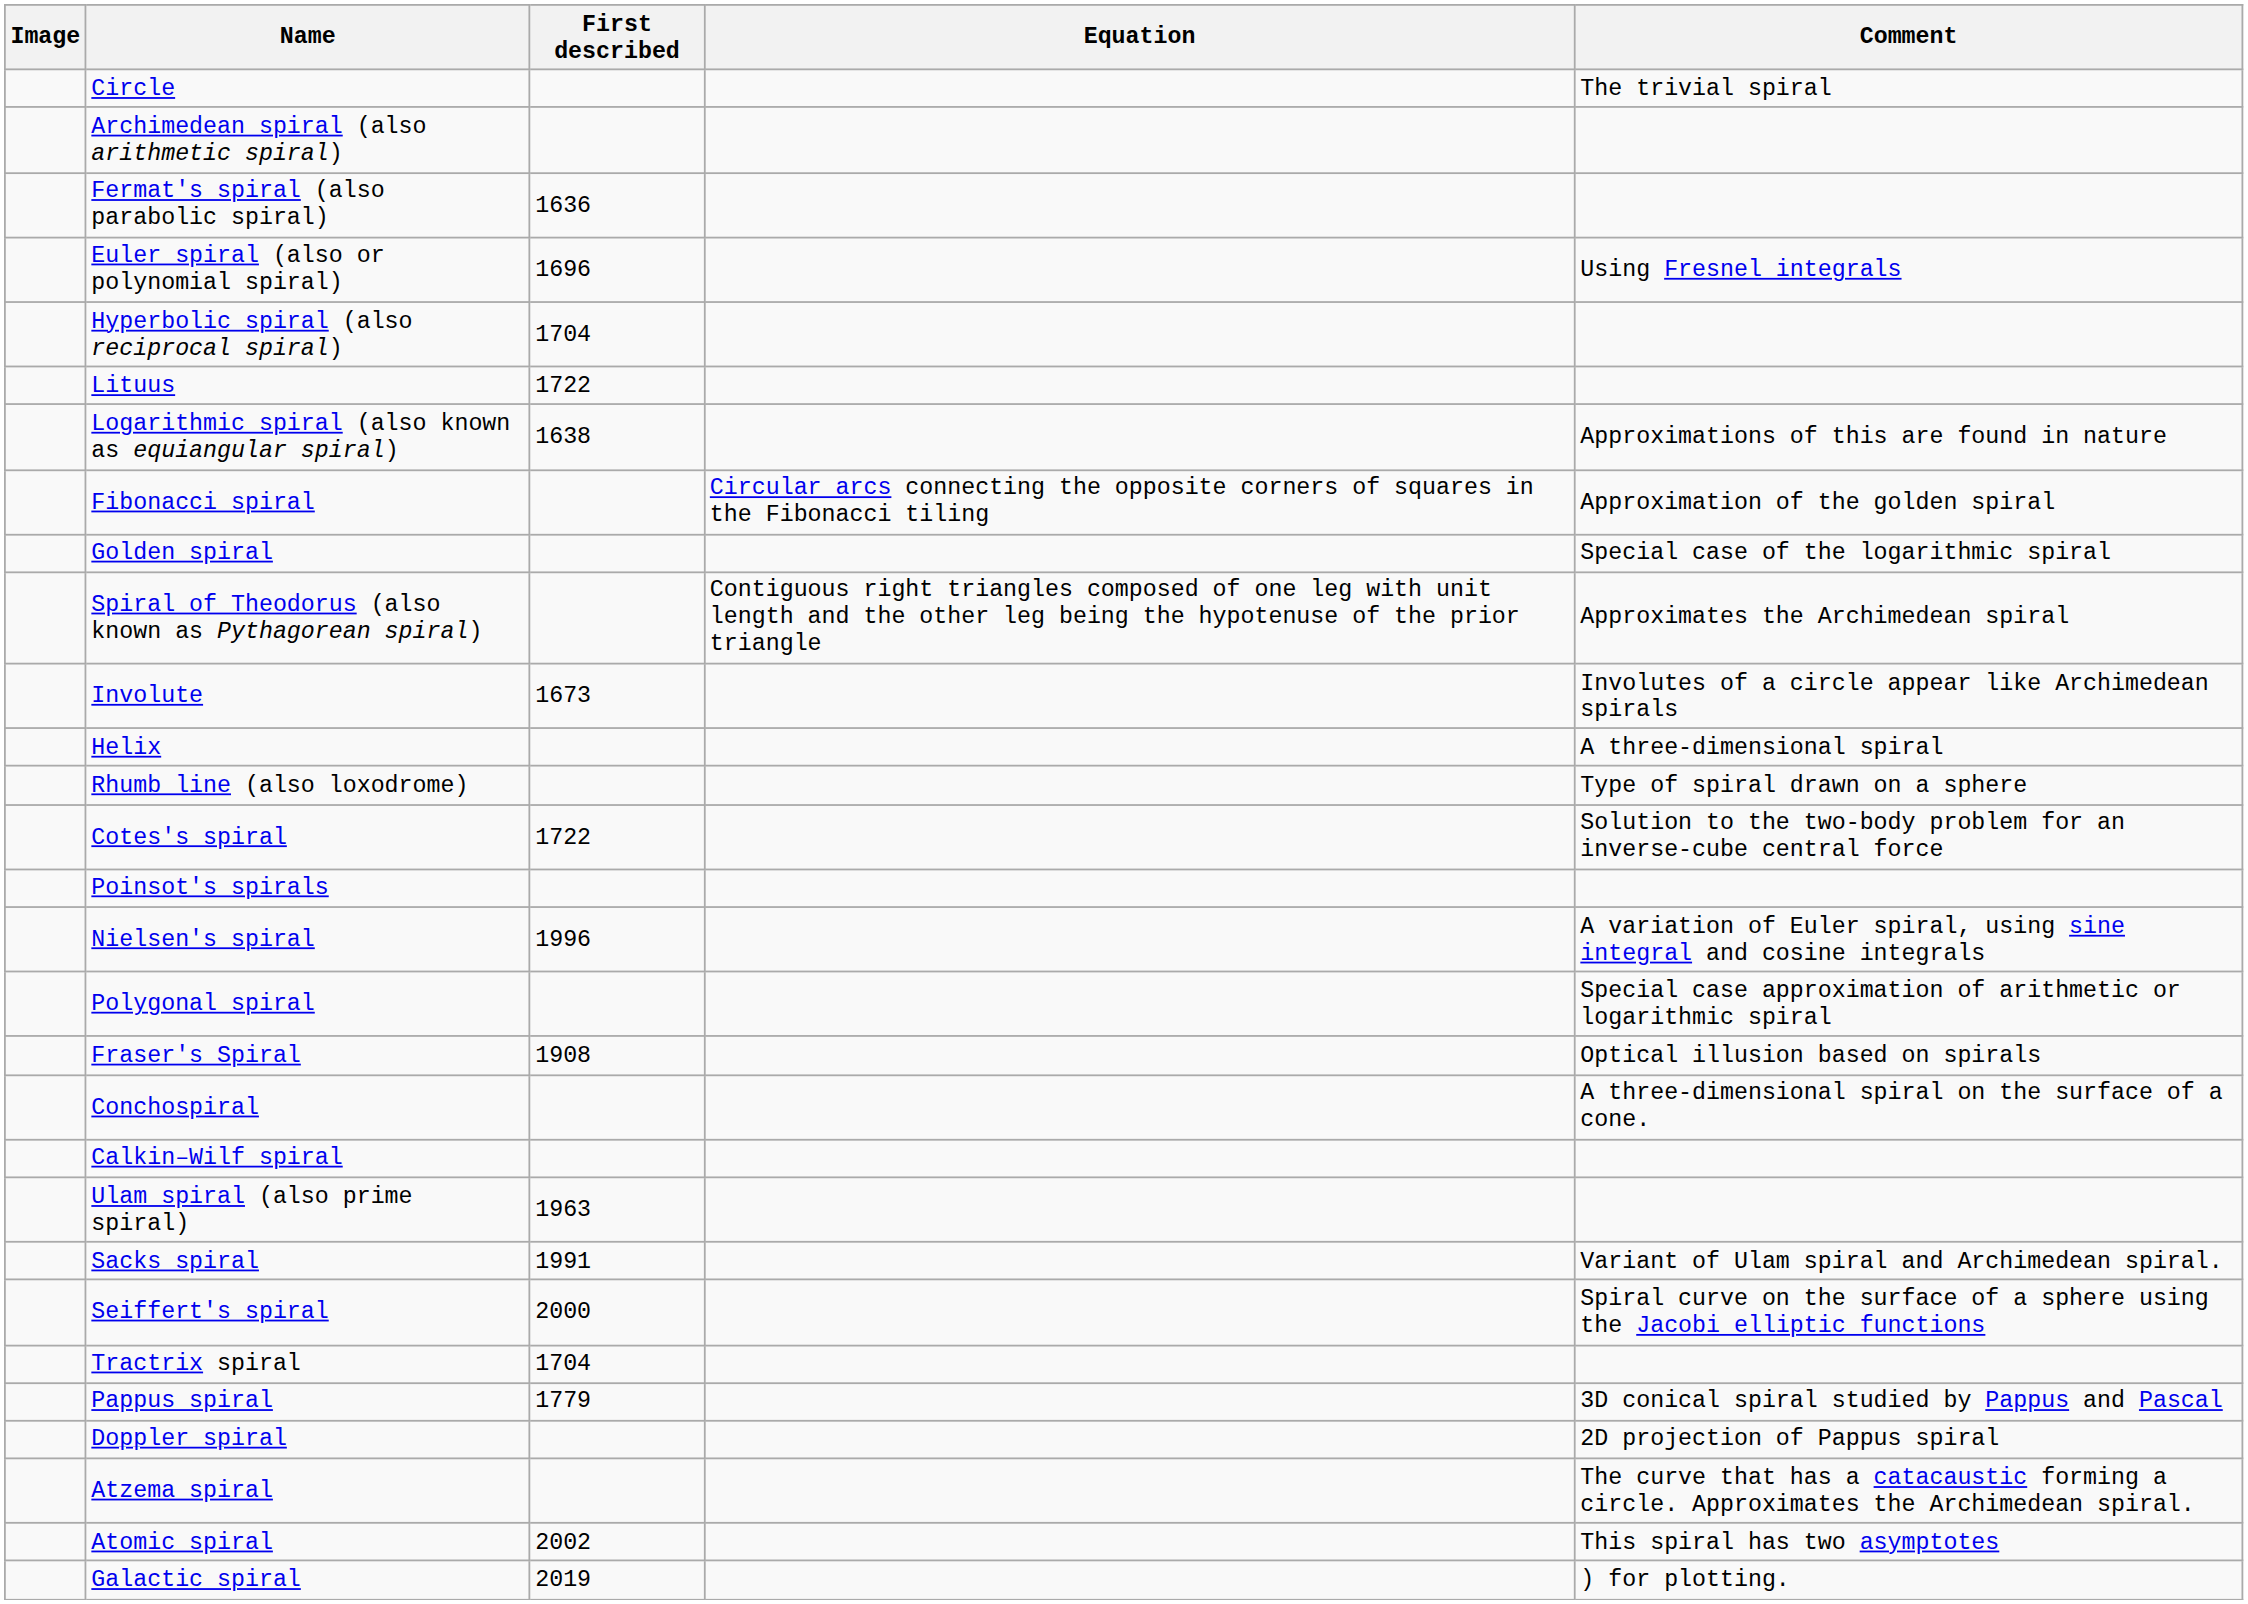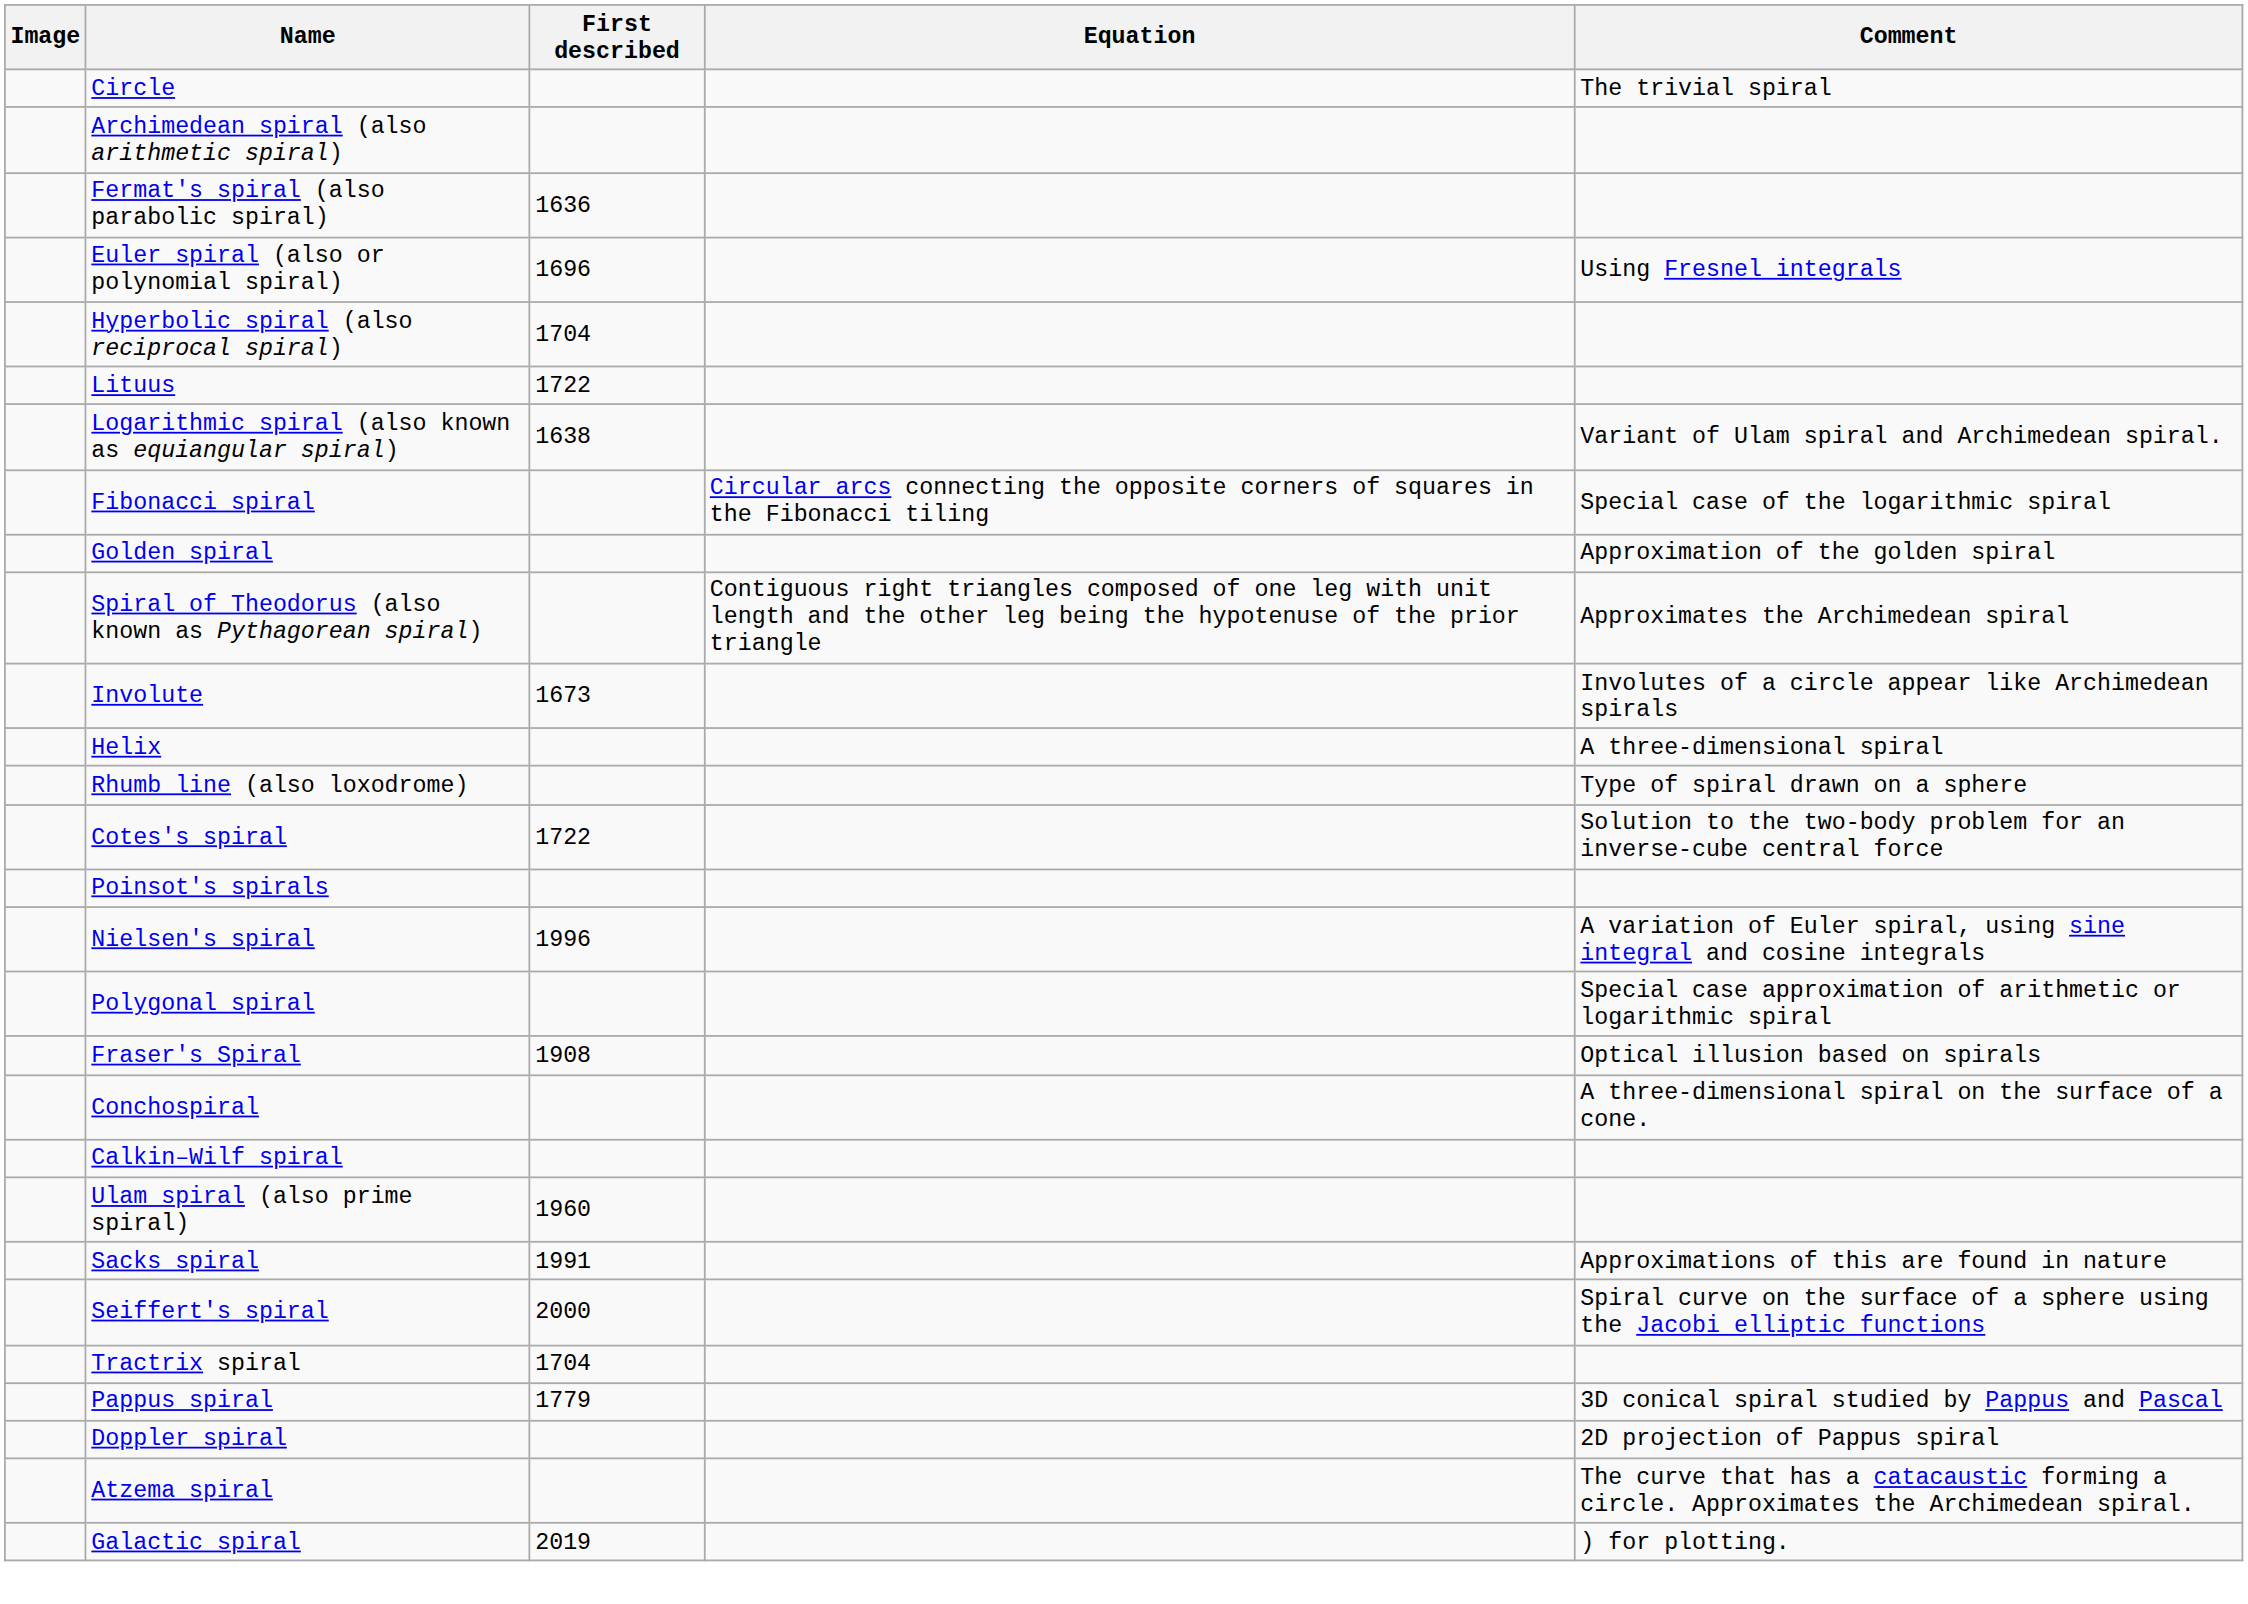(1874, 437) Approximations of this are found in nature -> (1902, 437) Variant of Ulam spiral and Archimedean spiral.
(1818, 502) Approximation of the golden spiral -> (1846, 502) Special case of the logarithmic spiral
(1846, 553) Special case of the logarithmic spiral -> (1818, 553) Approximation of the golden spiral
(563, 1210) 1963 -> (563, 1210) 1960
(1902, 1261) Variant of Ulam spiral and Archimedean spiral. -> (1874, 1261) Approximations of this are found in nature
- row: (182, 1542)
